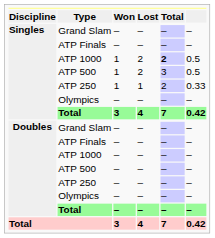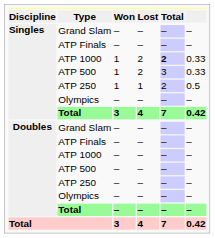(193, 58) 0.5 -> (196, 58) 0.33
(193, 72) 0.5 -> (196, 72) 0.33
(196, 86) 0.33 -> (193, 86) 0.5
